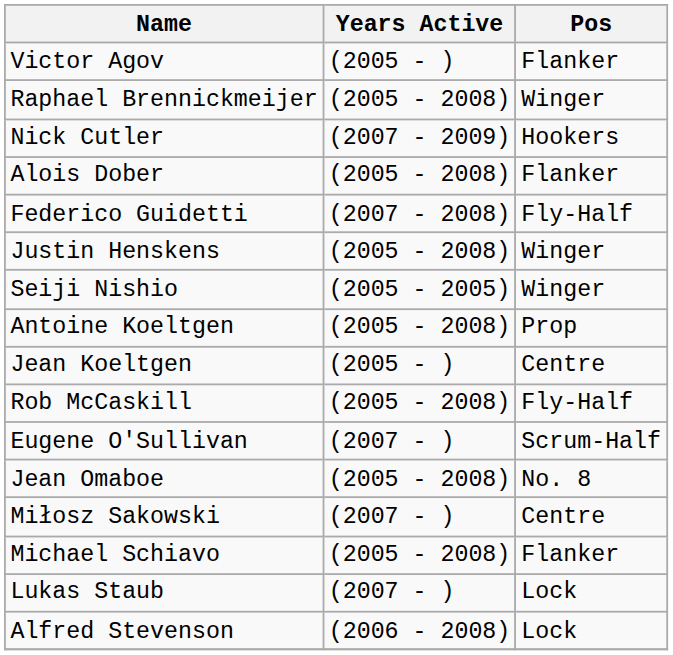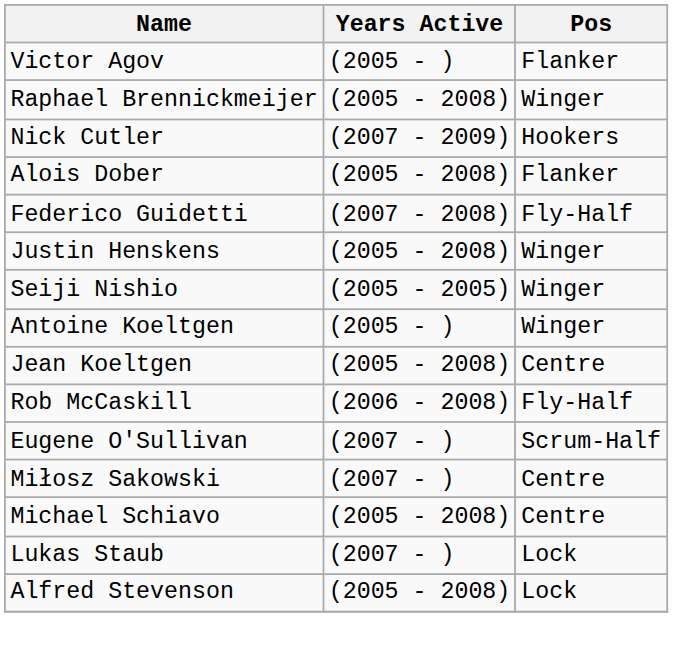(420, 327) (2005 - 2008) -> (392, 327) (2005 - )
(549, 327) Prop -> (563, 327) Winger
(392, 365) (2005 - ) -> (420, 365) (2005 - 2008)
(420, 403) (2005 - 2008) -> (420, 403) (2006 - 2008)
- row: (87, 479)
(570, 555) Flanker -> (563, 517) Centre
(420, 631) (2006 - 2008) -> (420, 593) (2005 - 2008)
